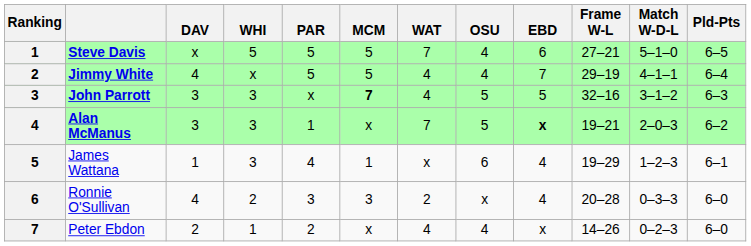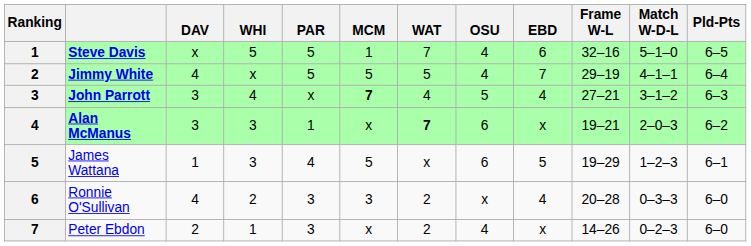(369, 52) 5 -> (369, 52) 1
(601, 52) 27–21 -> (601, 52) 32–16
(427, 74) 4 -> (427, 74) 5
(253, 96) 3 -> (253, 96) 4
(543, 96) 5 -> (543, 96) 4
(601, 96) 32–16 -> (601, 96) 27–21
(427, 125) normal -> (427, 125) bold
(485, 125) 5 -> (485, 125) 6
(543, 125) bold -> (543, 125) normal
(369, 163) 1 -> (369, 163) 5
(543, 163) 4 -> (543, 163) 5
(311, 230) 2 -> (311, 230) 3
(427, 230) 4 -> (427, 230) 2
